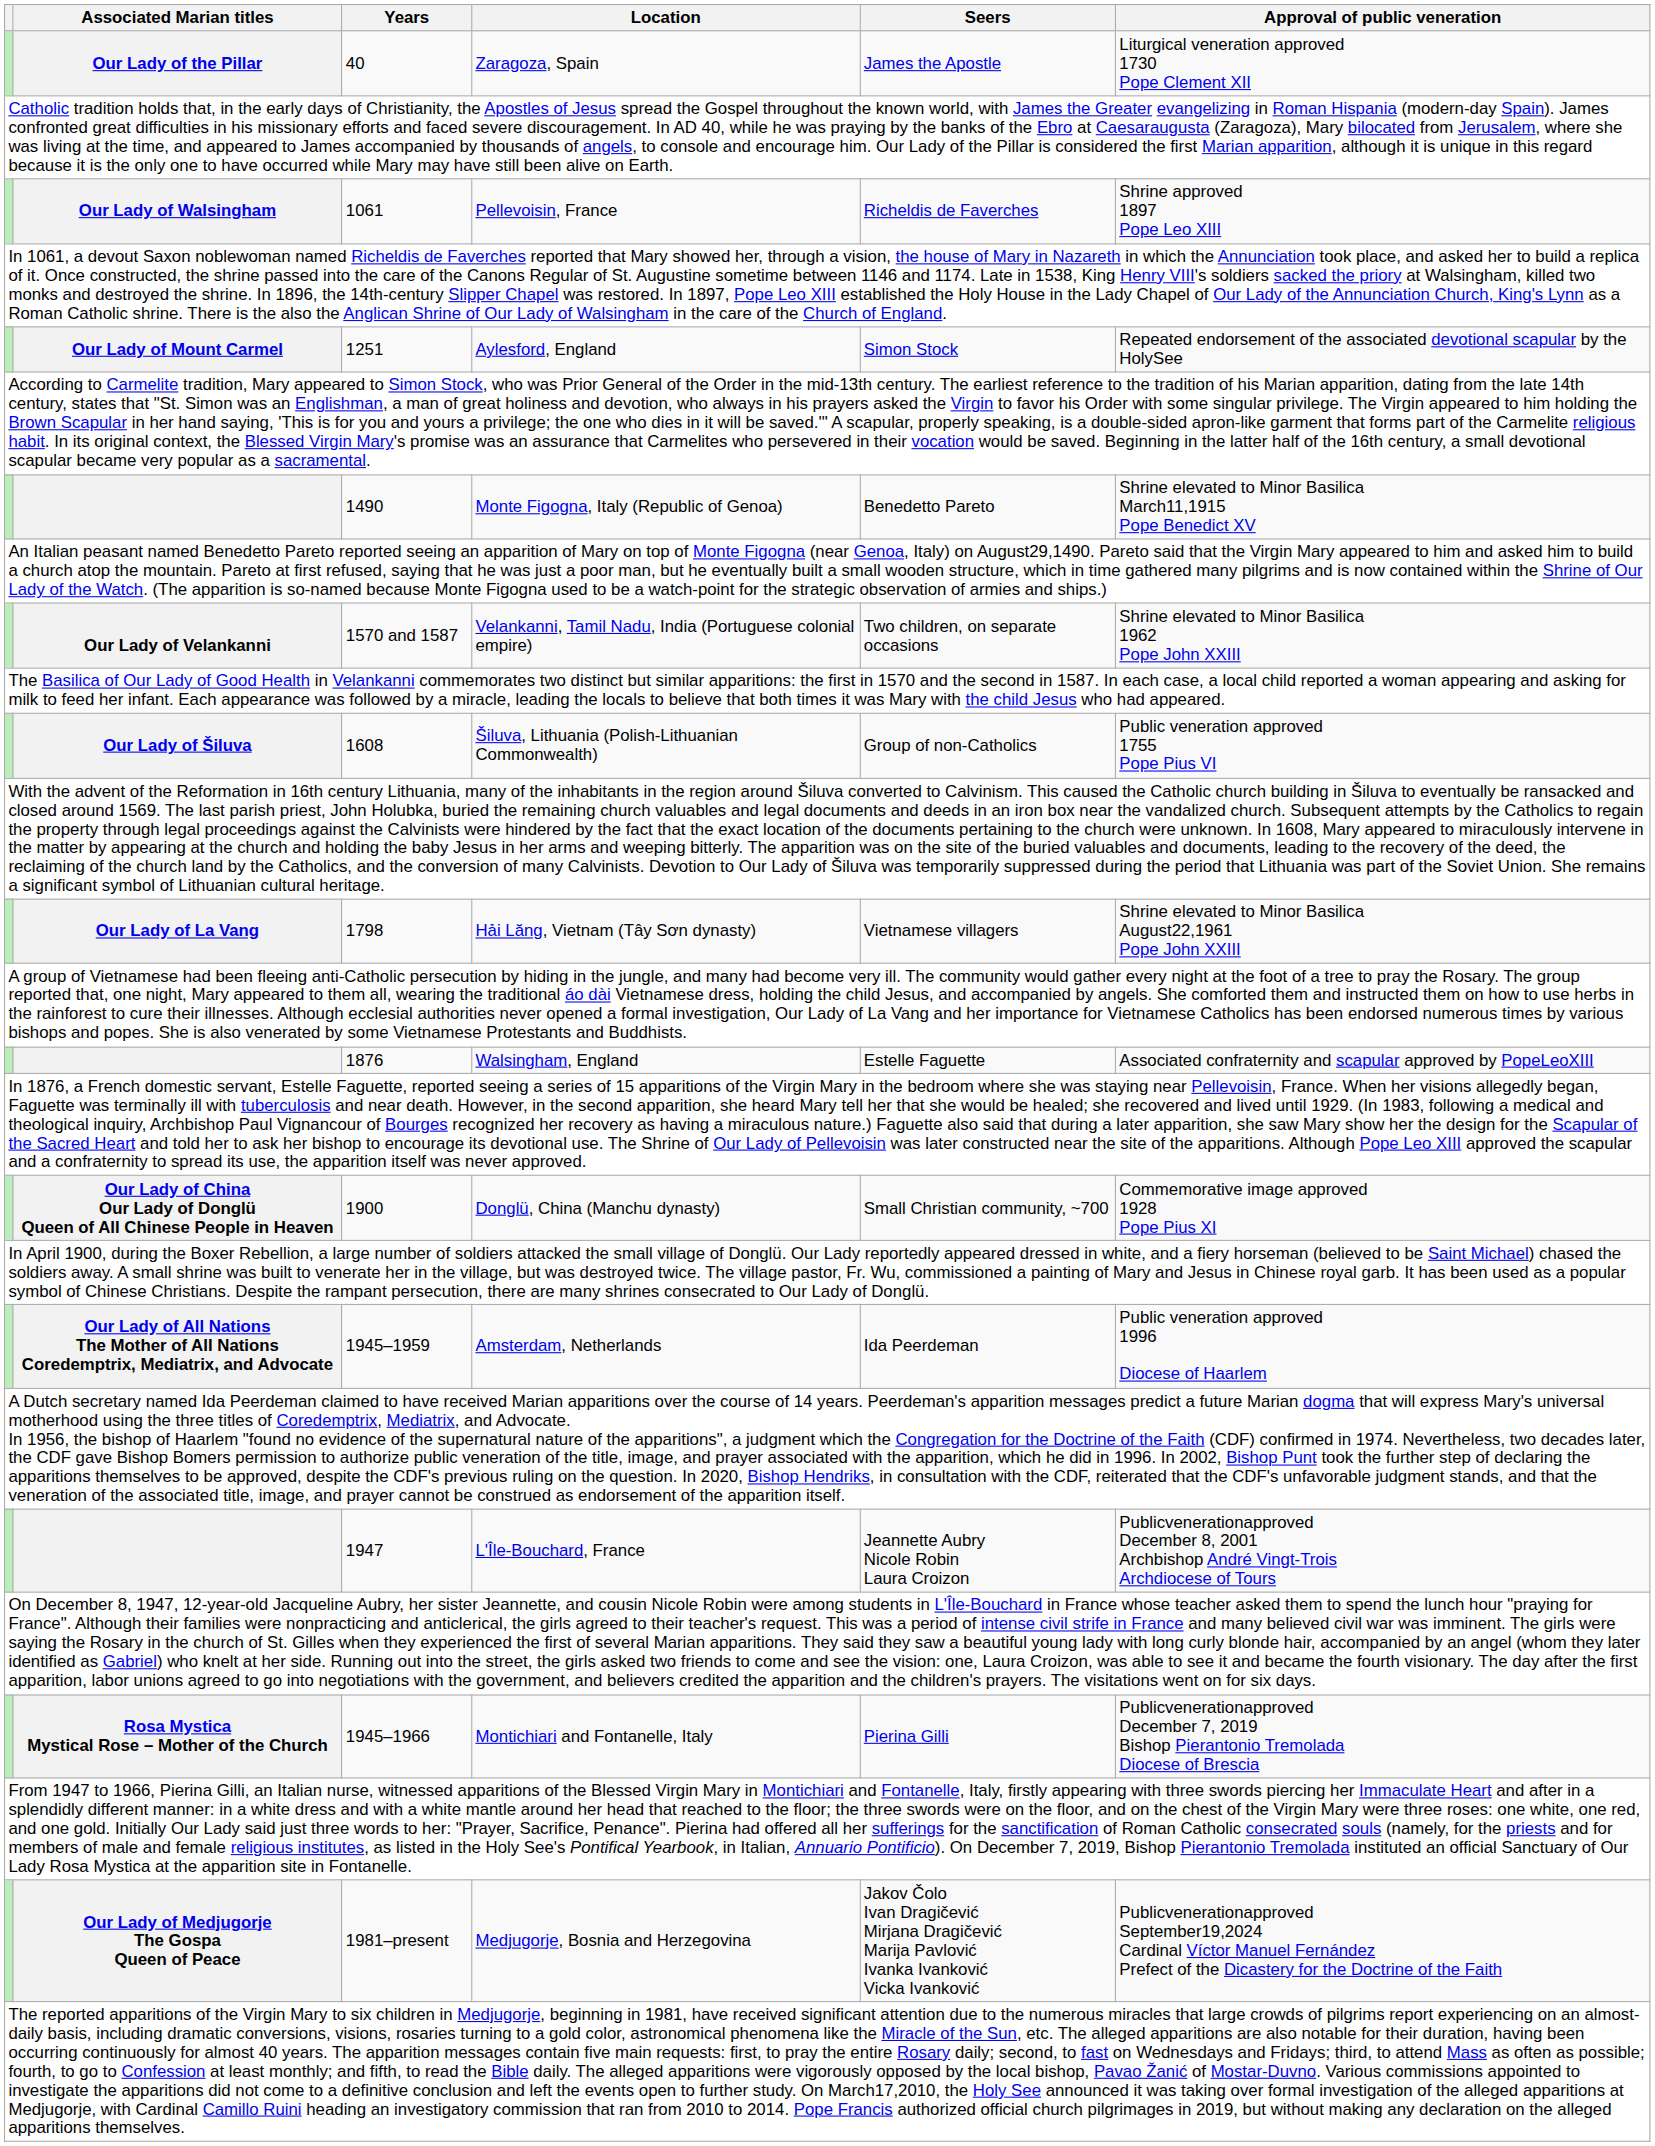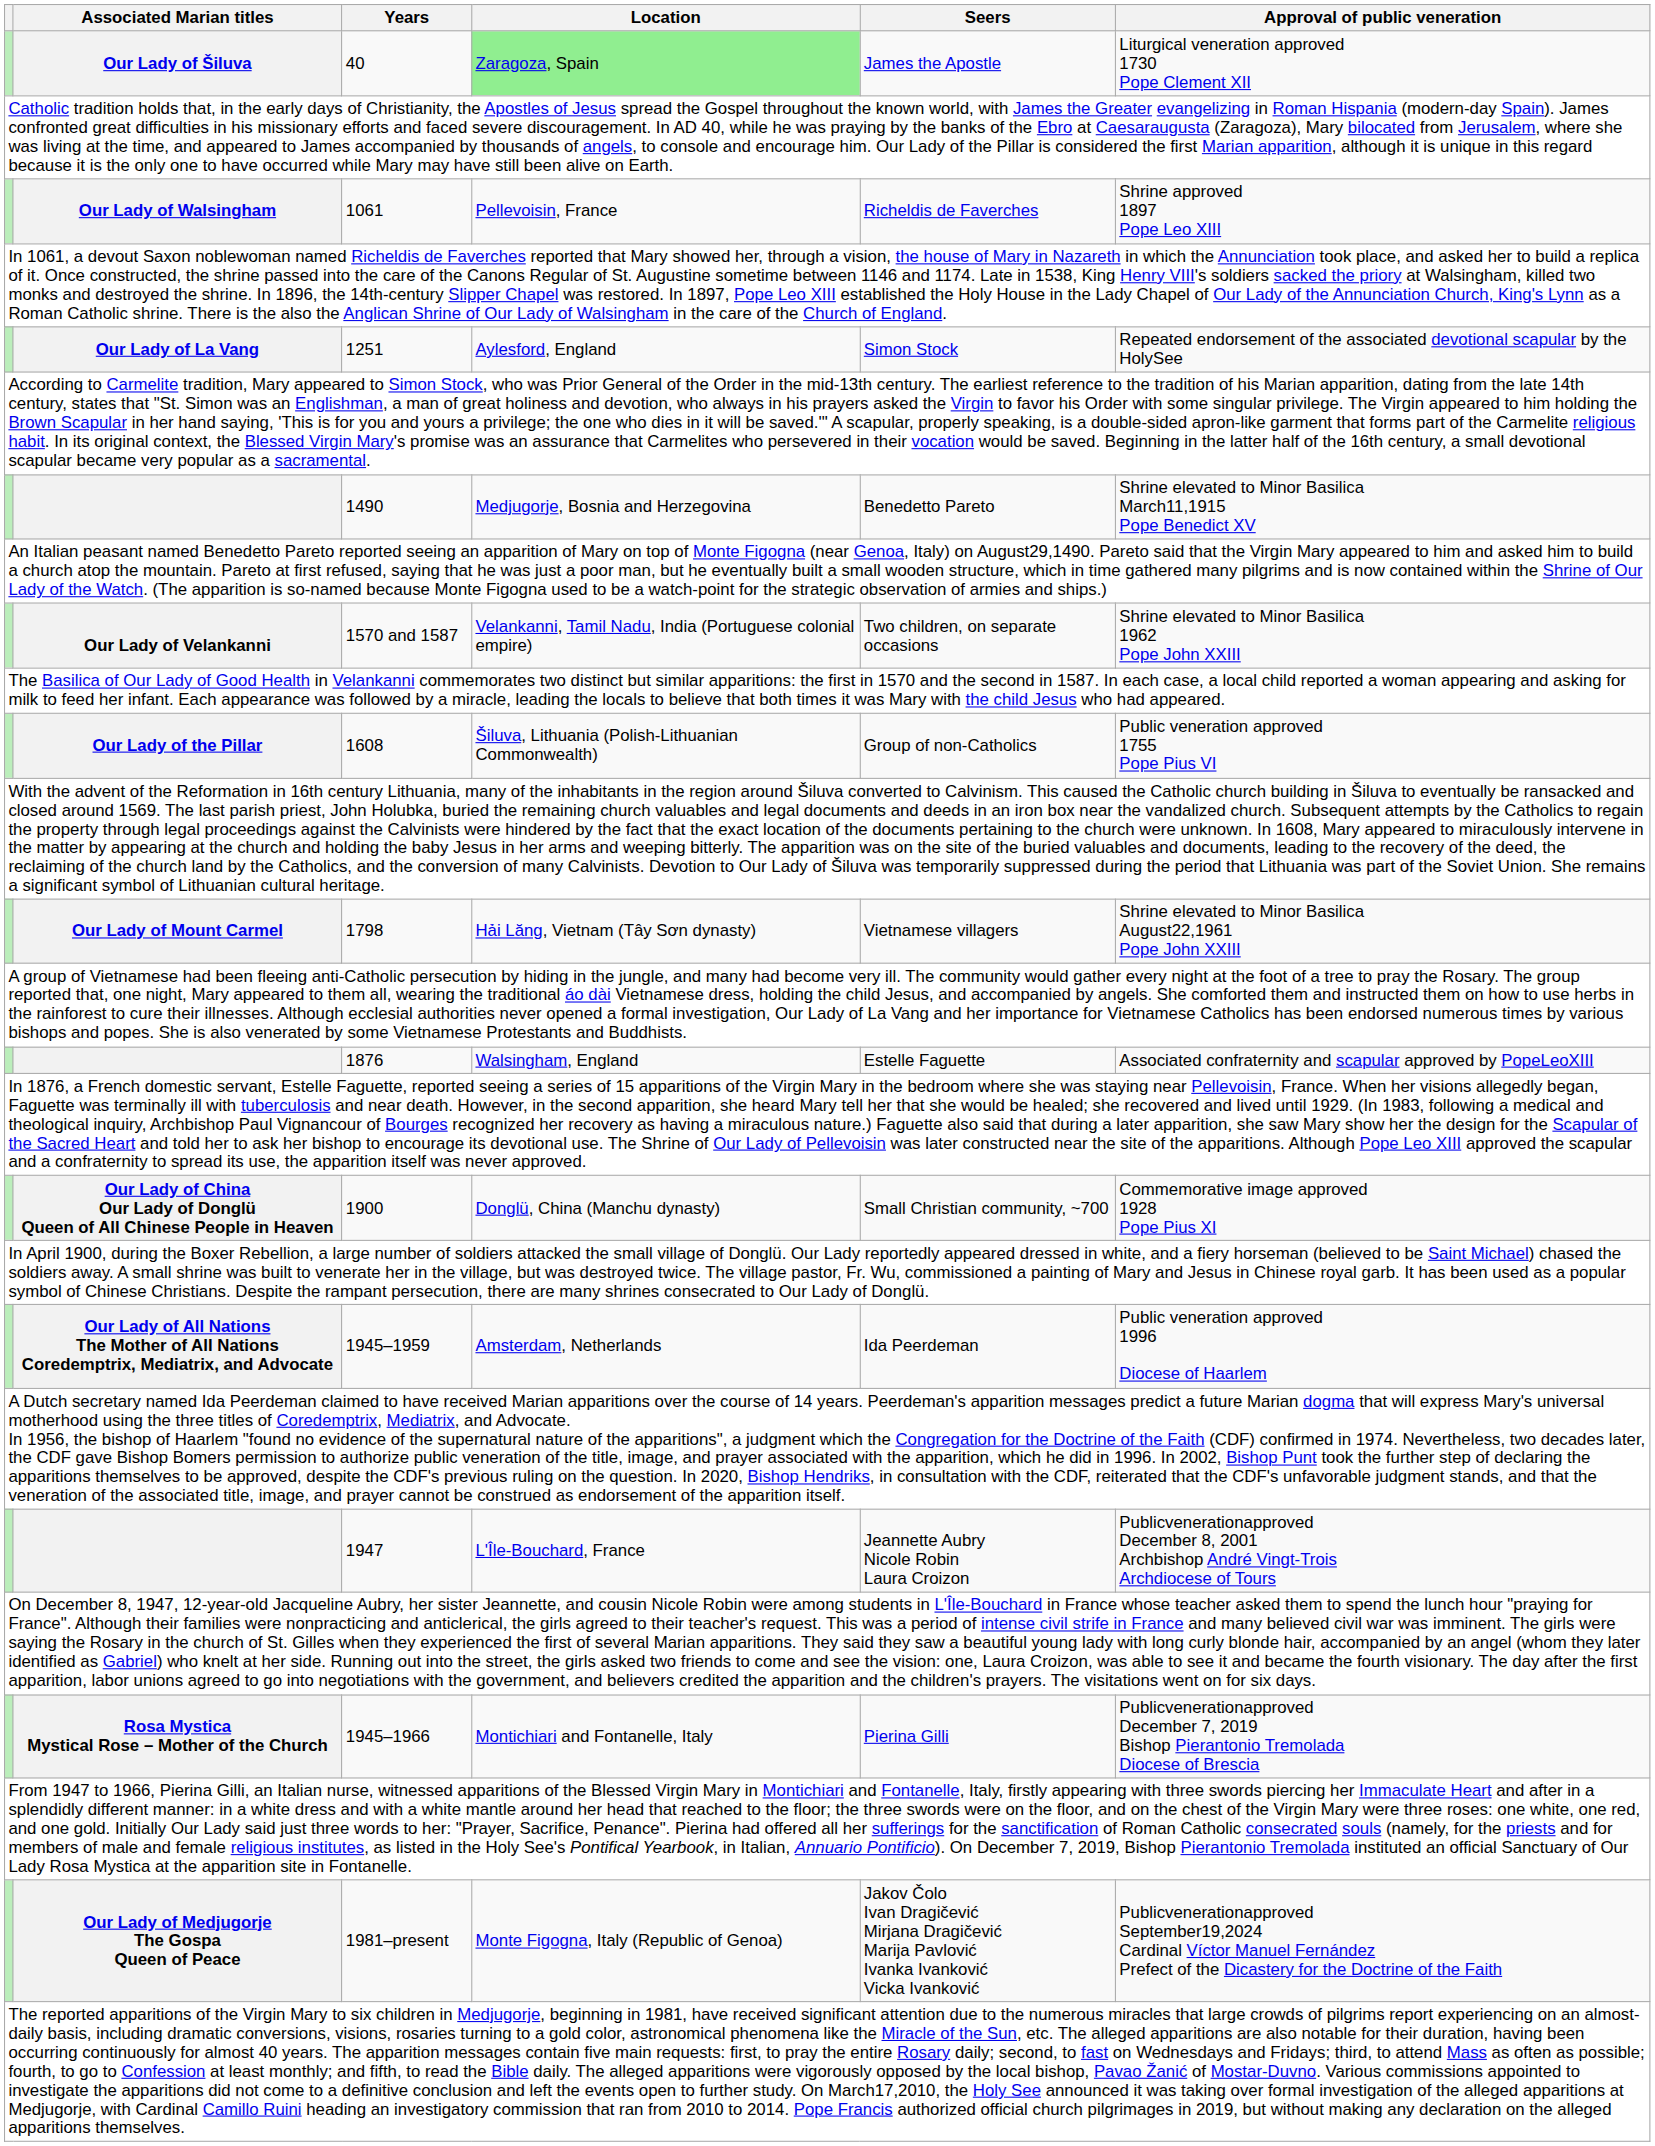(177, 63) Our Lady of the Pillar -> (177, 63) Our Lady of Šiluva
(537, 63) no background -> (537, 63) lightgreen background
(177, 349) Our Lady of Mount Carmel -> (177, 349) Our Lady of La Vang
(629, 506) Monte Figogna, Italy (Republic of Genoa) -> (613, 506) Medjugorje, Bosnia and Herzegovina
(177, 745) Our Lady of Šiluva -> (177, 745) Our Lady of the Pillar
(177, 931) Our Lady of La Vang -> (177, 931) Our Lady of Mount Carmel
(613, 1940) Medjugorje, Bosnia and Herzegovina -> (629, 1940) Monte Figogna, Italy (Republic of Genoa)
